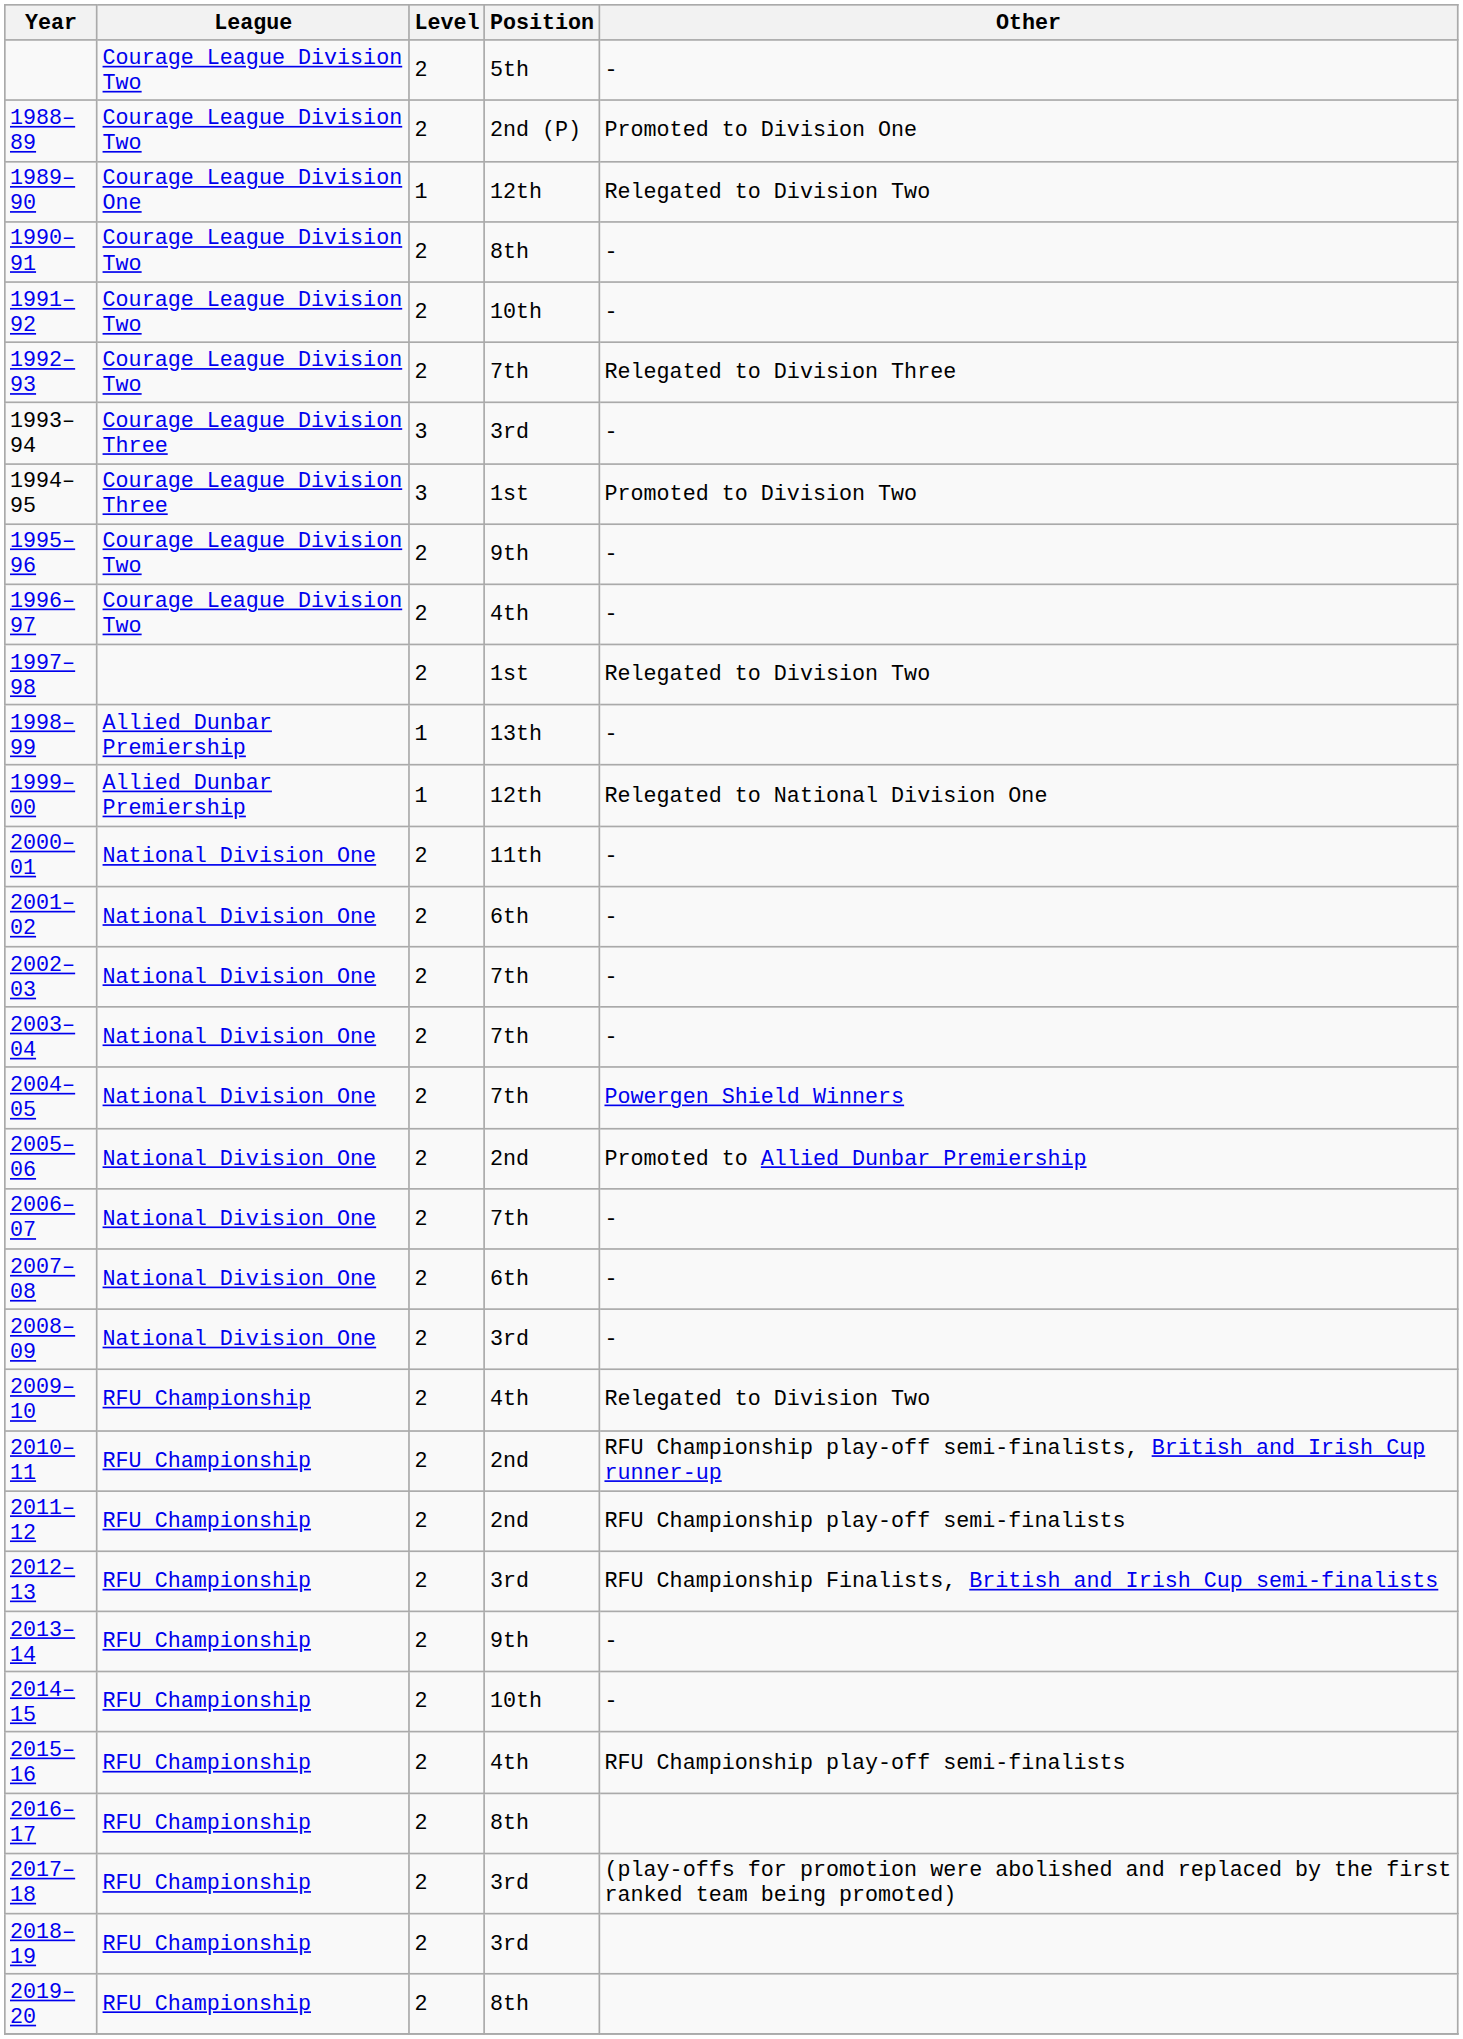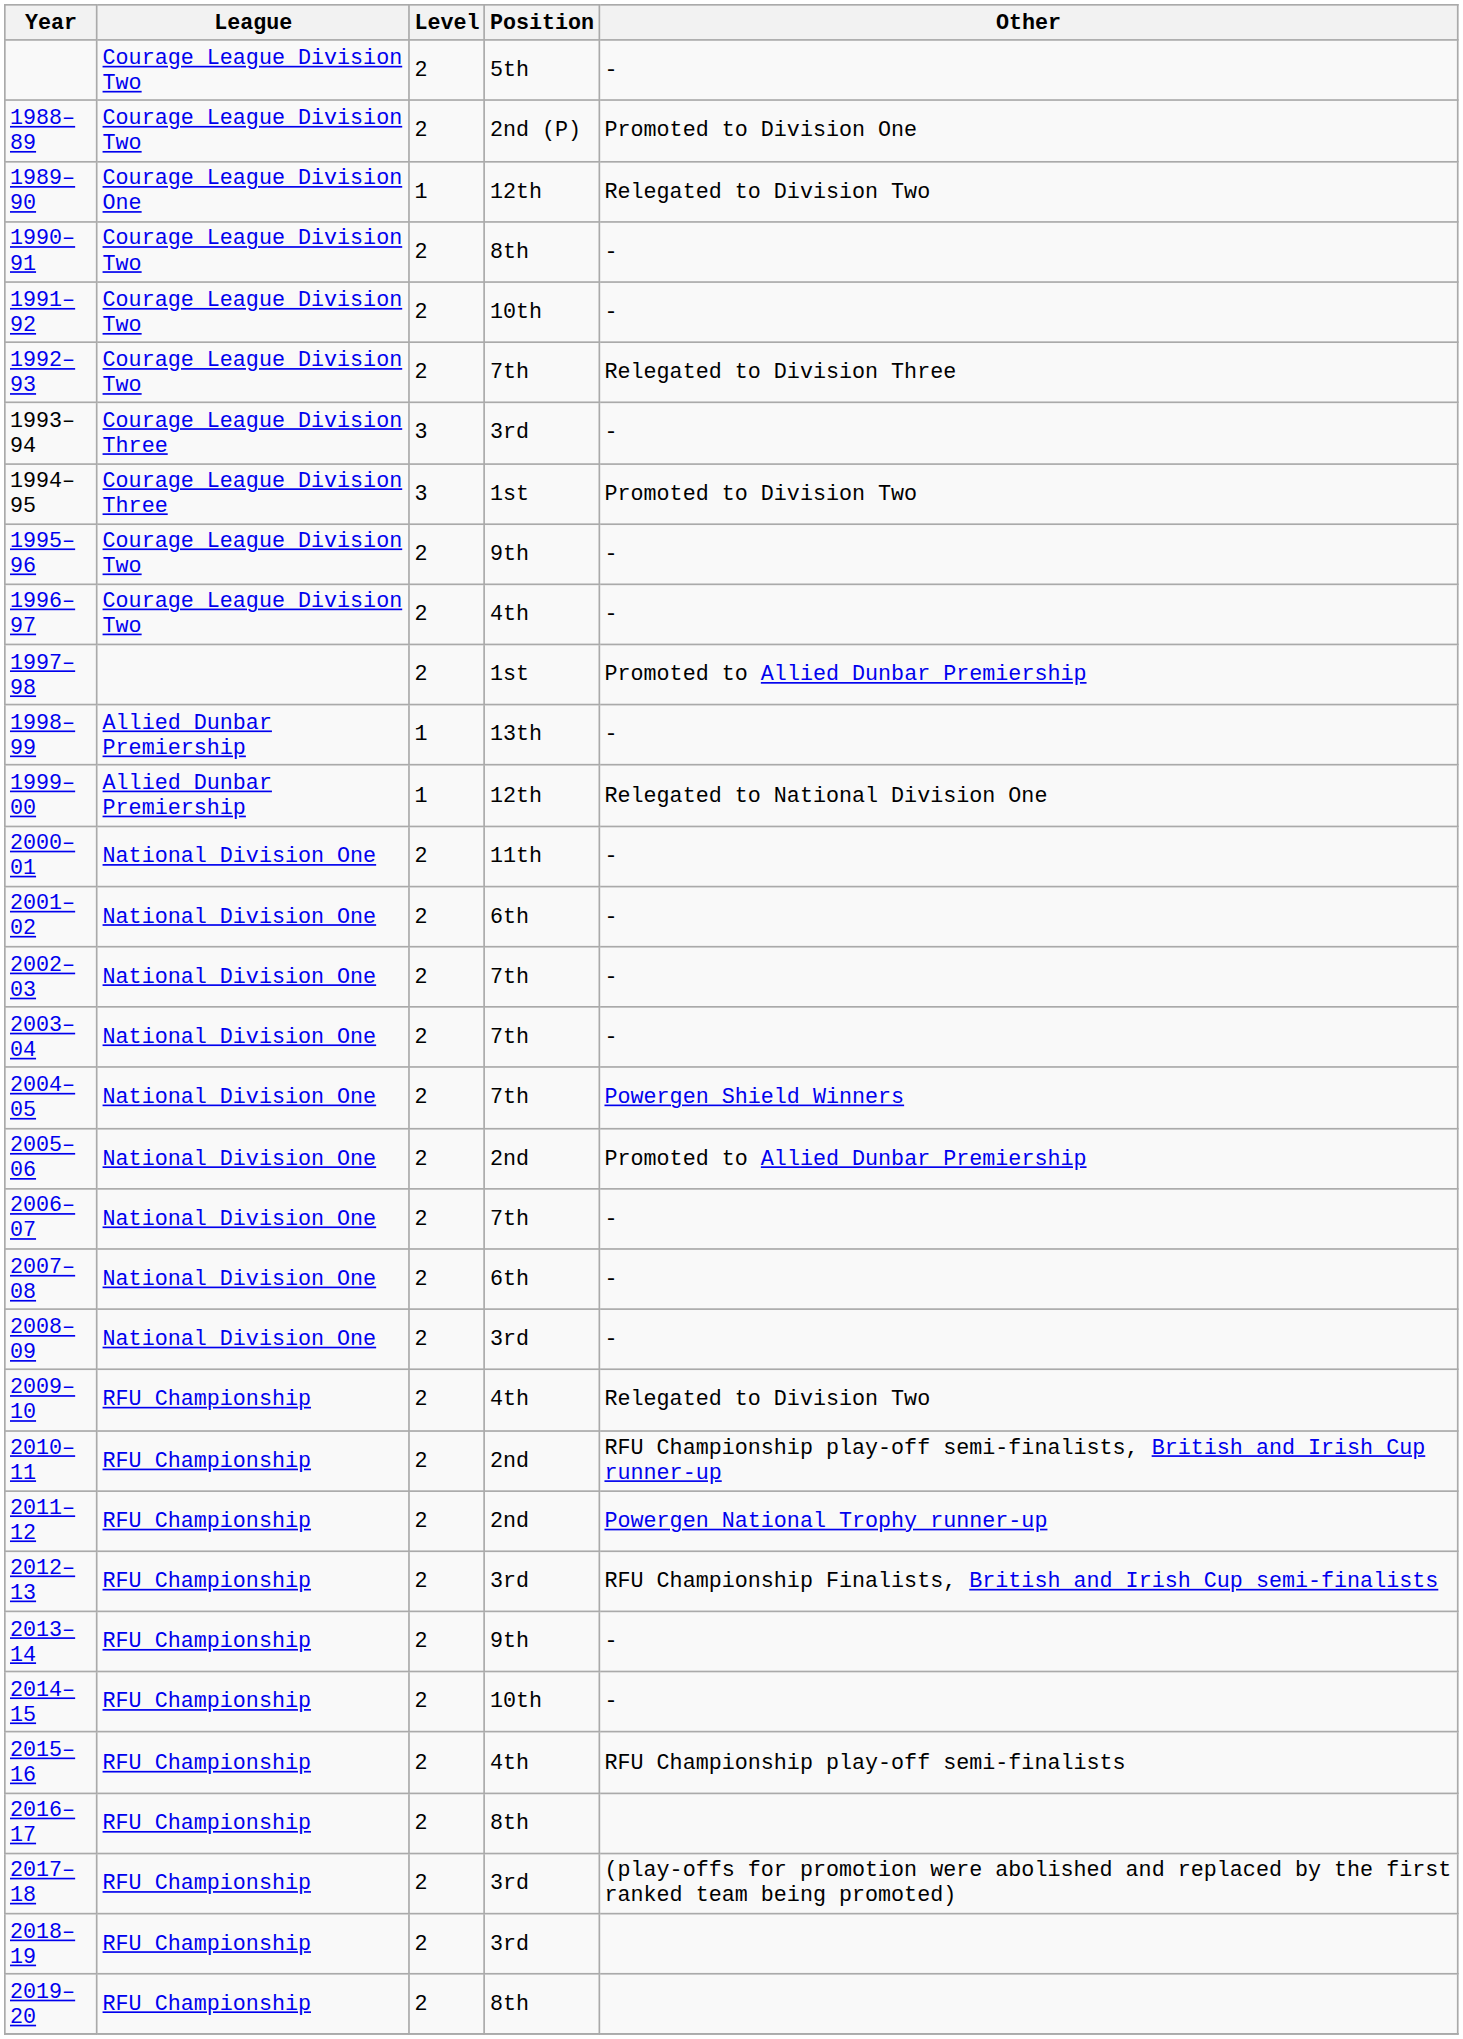(767, 675) Relegated to Division Two -> (846, 675) Promoted to Allied Dunbar Premiership
(865, 1521) RFU Championship play-off semi-finalists -> (826, 1521) Powergen National Trophy runner-up
